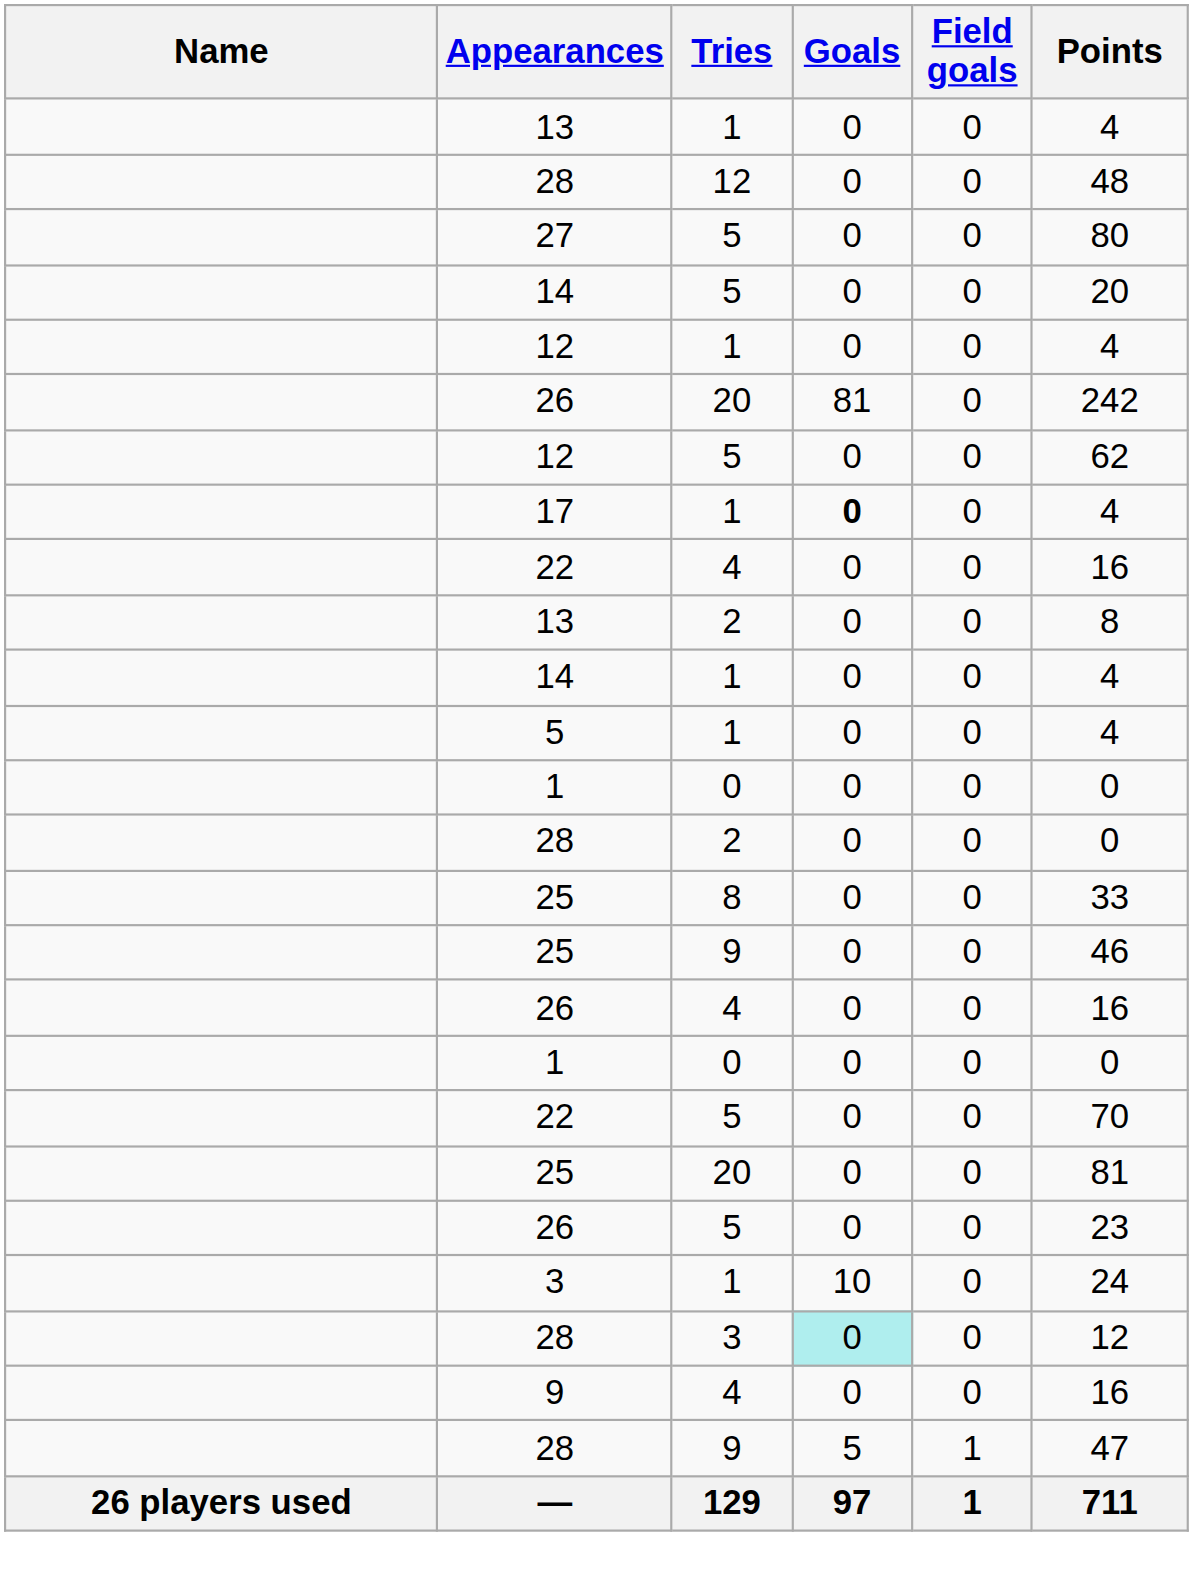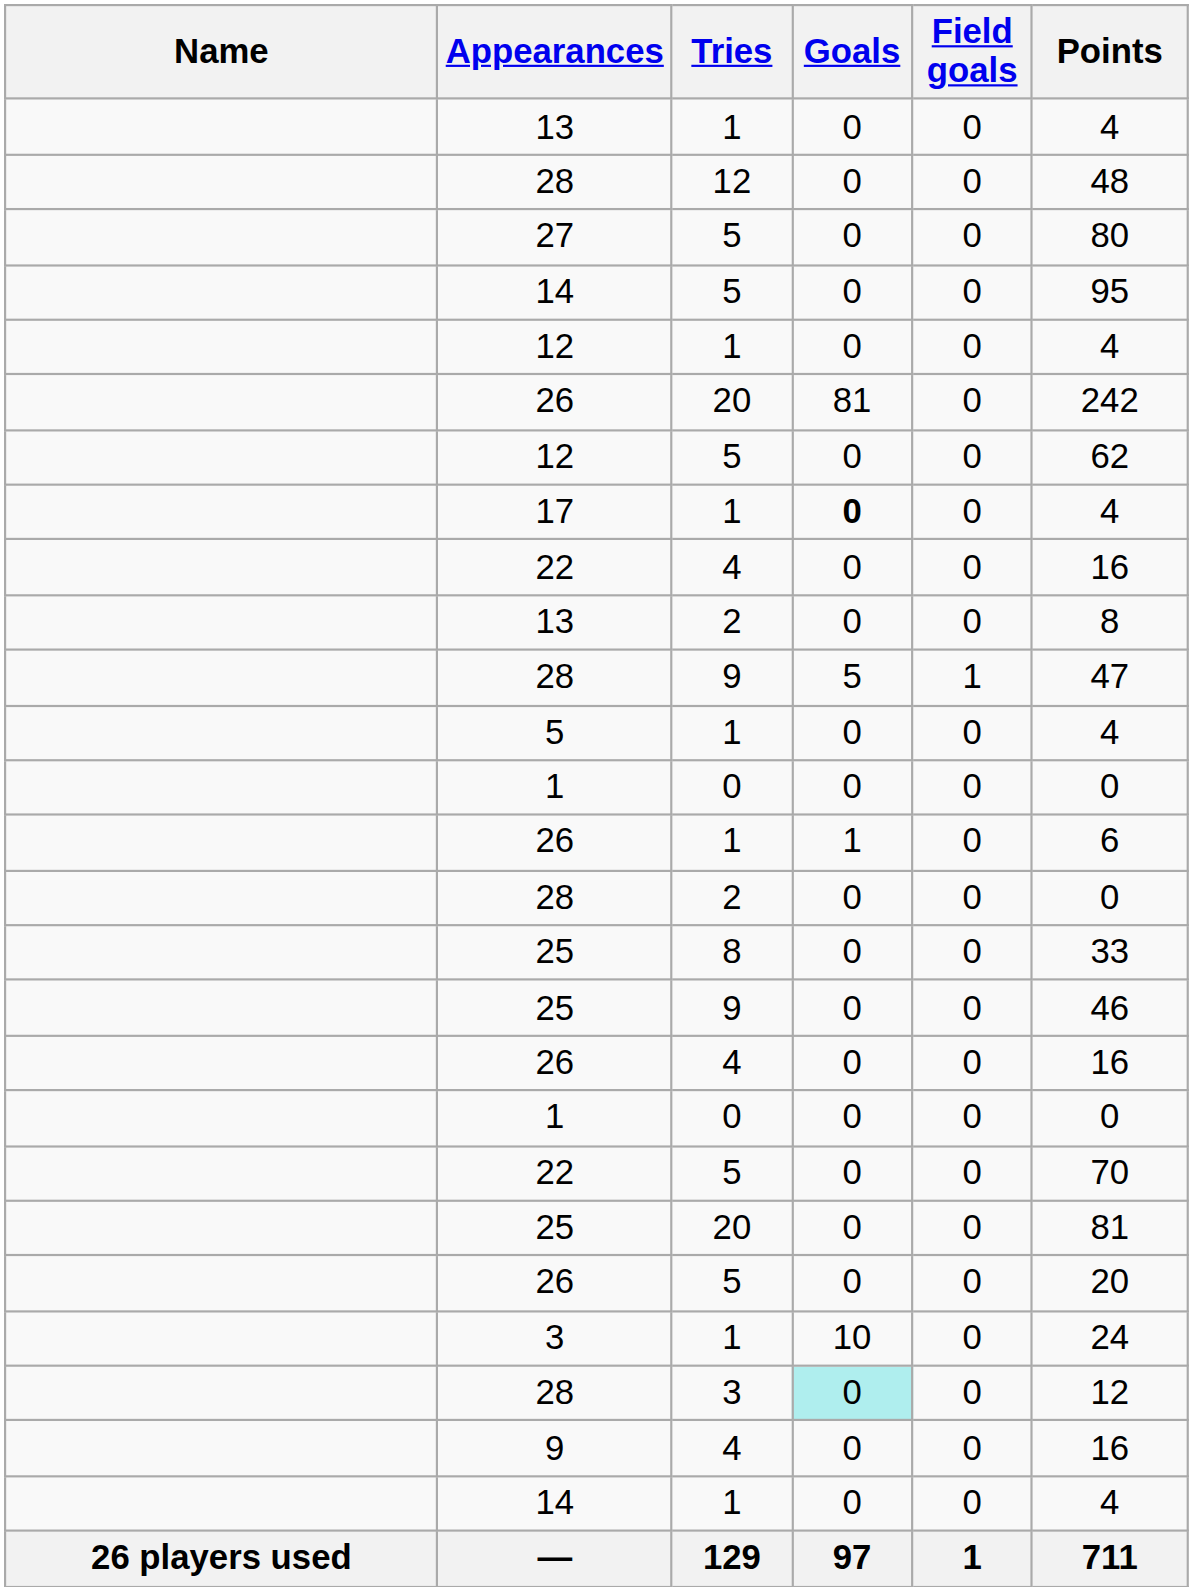(1110, 291) 20 -> (1110, 291) 95
rows swapped: (555, 1447) <-> (555, 676)
+ row: (555, 841)
(1110, 1227) 23 -> (1110, 1282) 20
